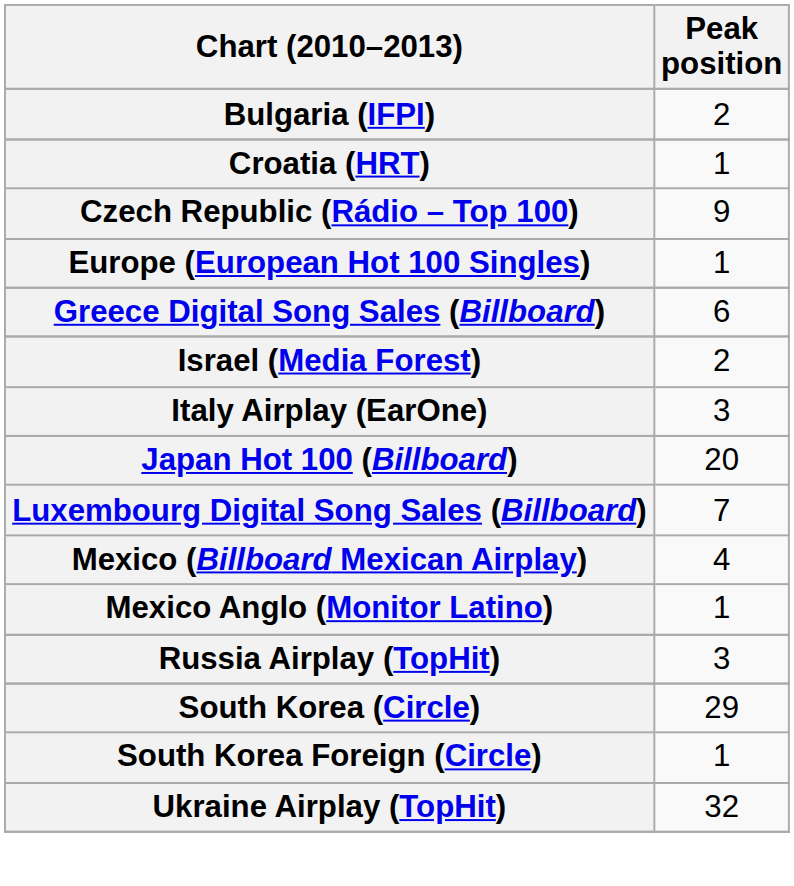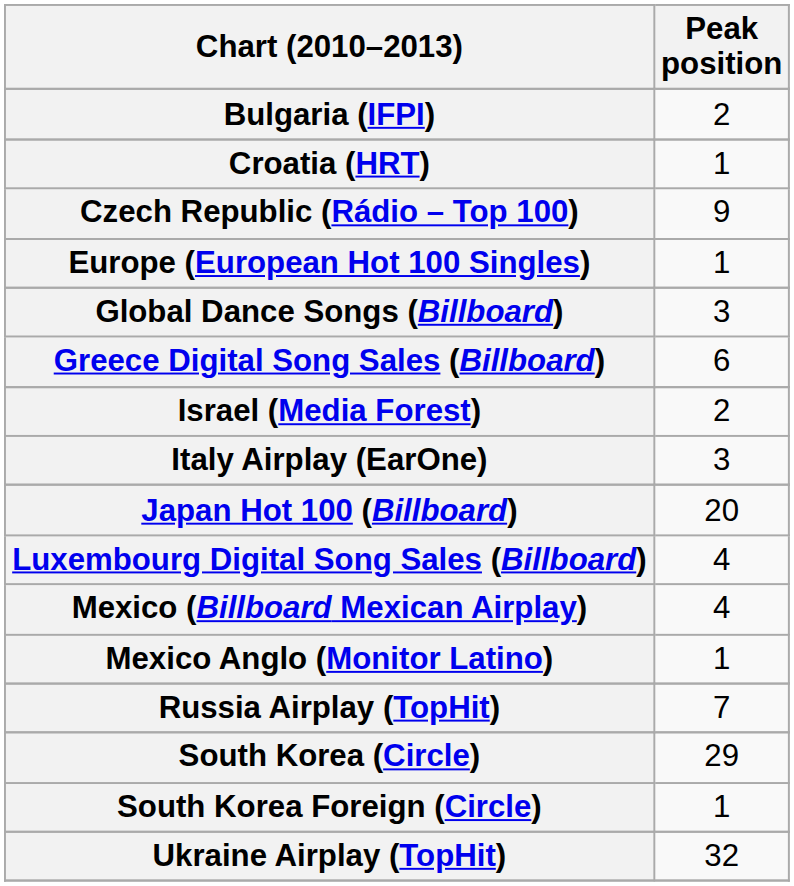+ row: (329, 311)
(722, 509) 7 -> (722, 559) 4
(722, 658) 3 -> (722, 707) 7
